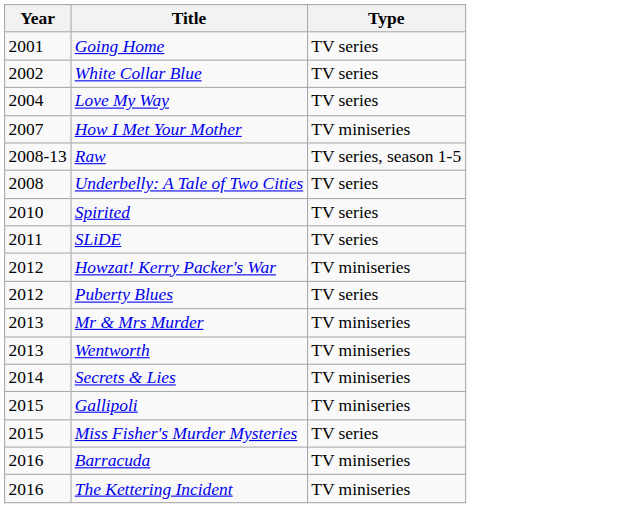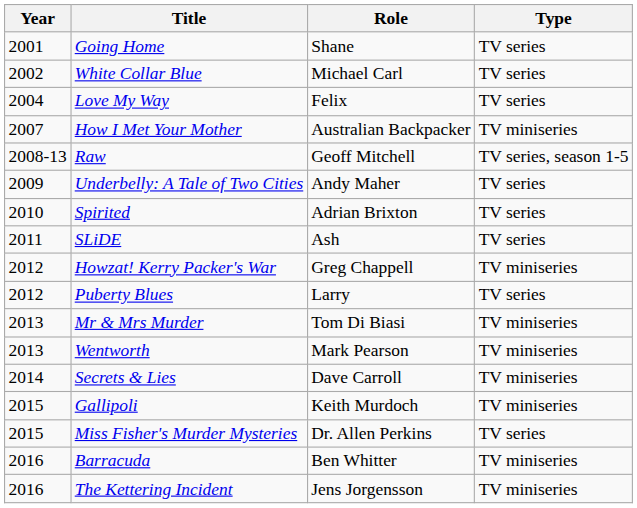+ column: (391, 18)
(26, 184) 2008 -> (26, 184) 2009
